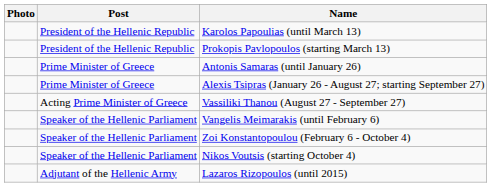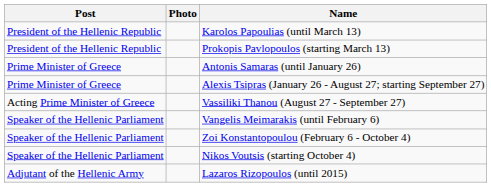columns swapped: (21, 13) <-> (118, 13)
